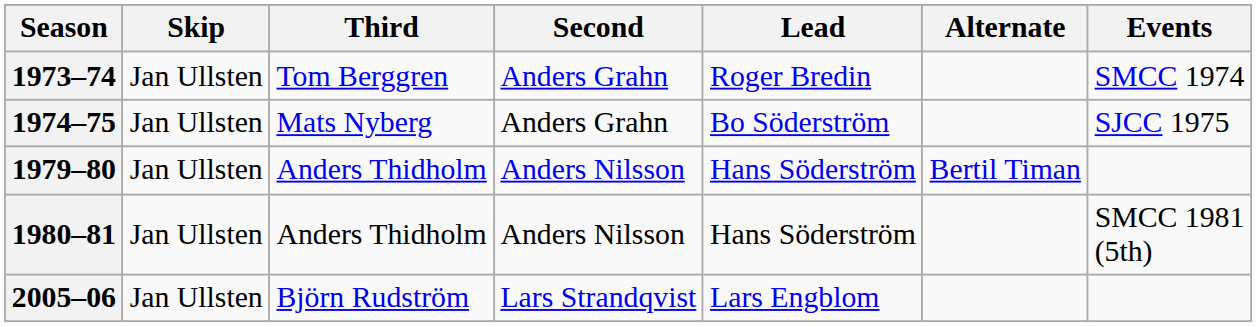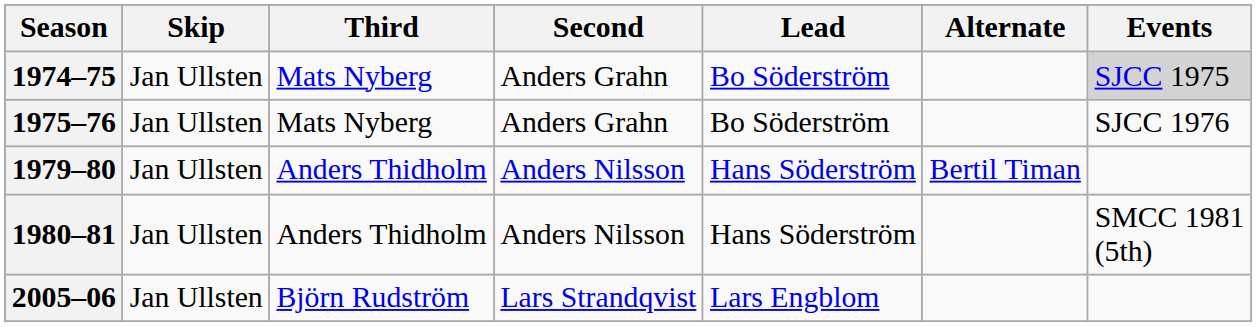- row: (64, 75)
(1162, 122) no background -> (1162, 75) lightgrey background
+ row: (64, 122)
